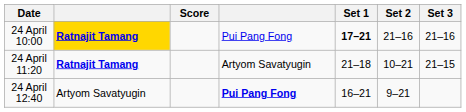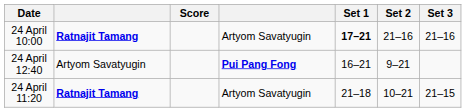(97, 36) gold background -> (97, 36) no background
(257, 36) Pui Pang Fong -> (266, 36) Artyom Savatyugin
rows swapped: (29, 65) <-> (29, 93)
